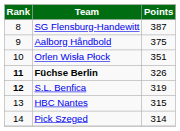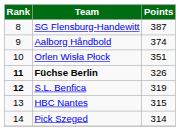(159, 42) 375 -> (159, 42) 374
